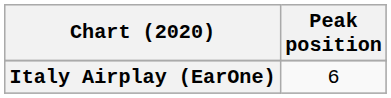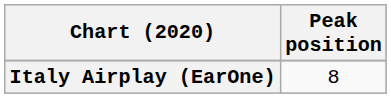(334, 77) 6 -> (334, 77) 8
